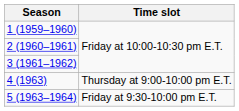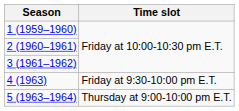(157, 81) Thursday at 9:00-10:00 pm E.T. -> (149, 81) Friday at 9:30-10:00 pm E.T.
(149, 98) Friday at 9:30-10:00 pm E.T. -> (157, 98) Thursday at 9:00-10:00 pm E.T.
